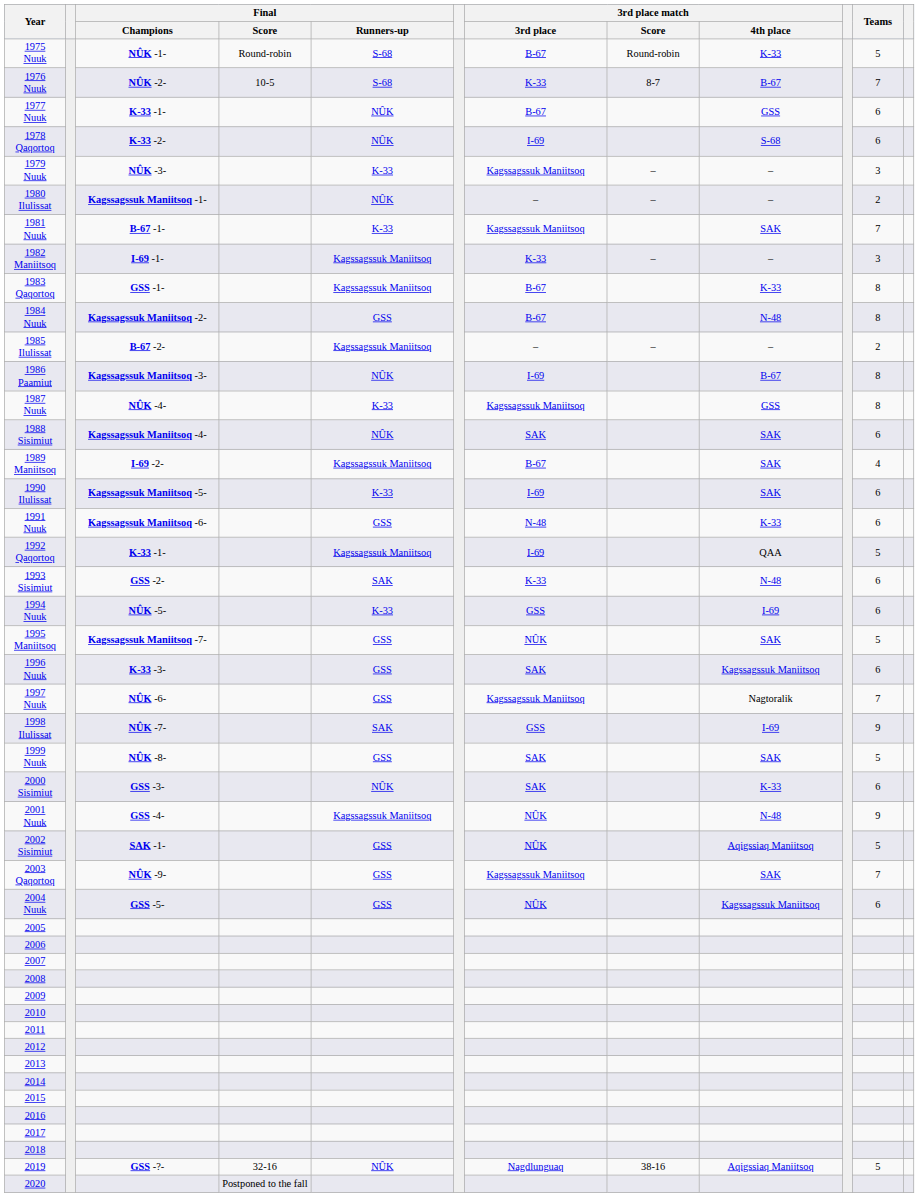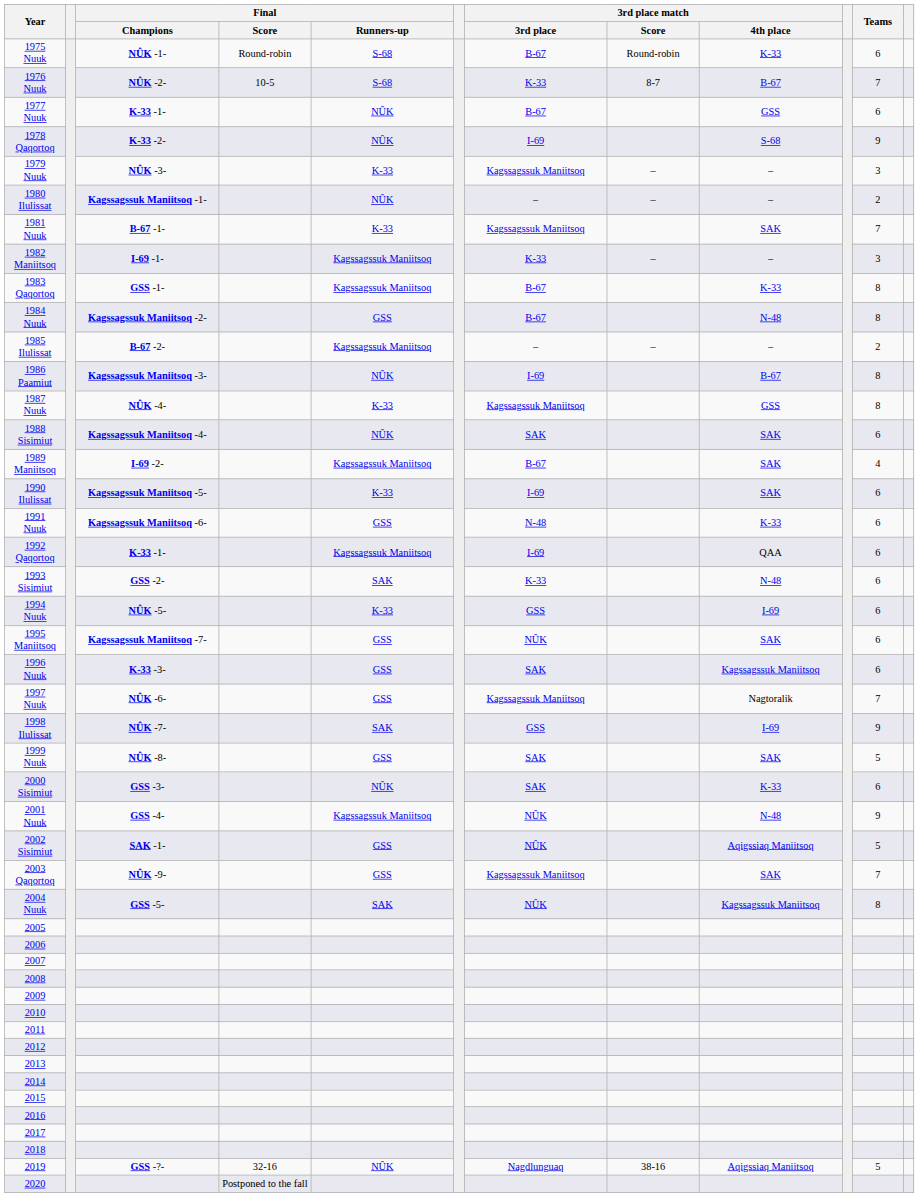(878, 53) 5 -> (878, 53) 6
(878, 141) 6 -> (878, 141) 9
(878, 552) 5 -> (878, 552) 6
(878, 640) 5 -> (878, 640) 6
(382, 904) GSS -> (382, 904) SAK
(878, 904) 6 -> (878, 904) 8
